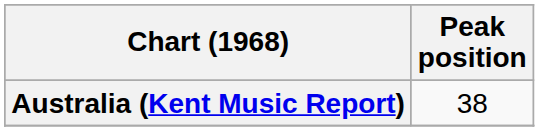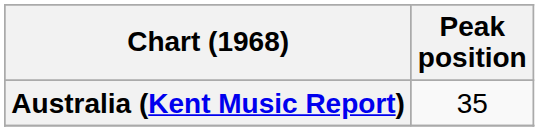(472, 102) 38 -> (472, 102) 35
